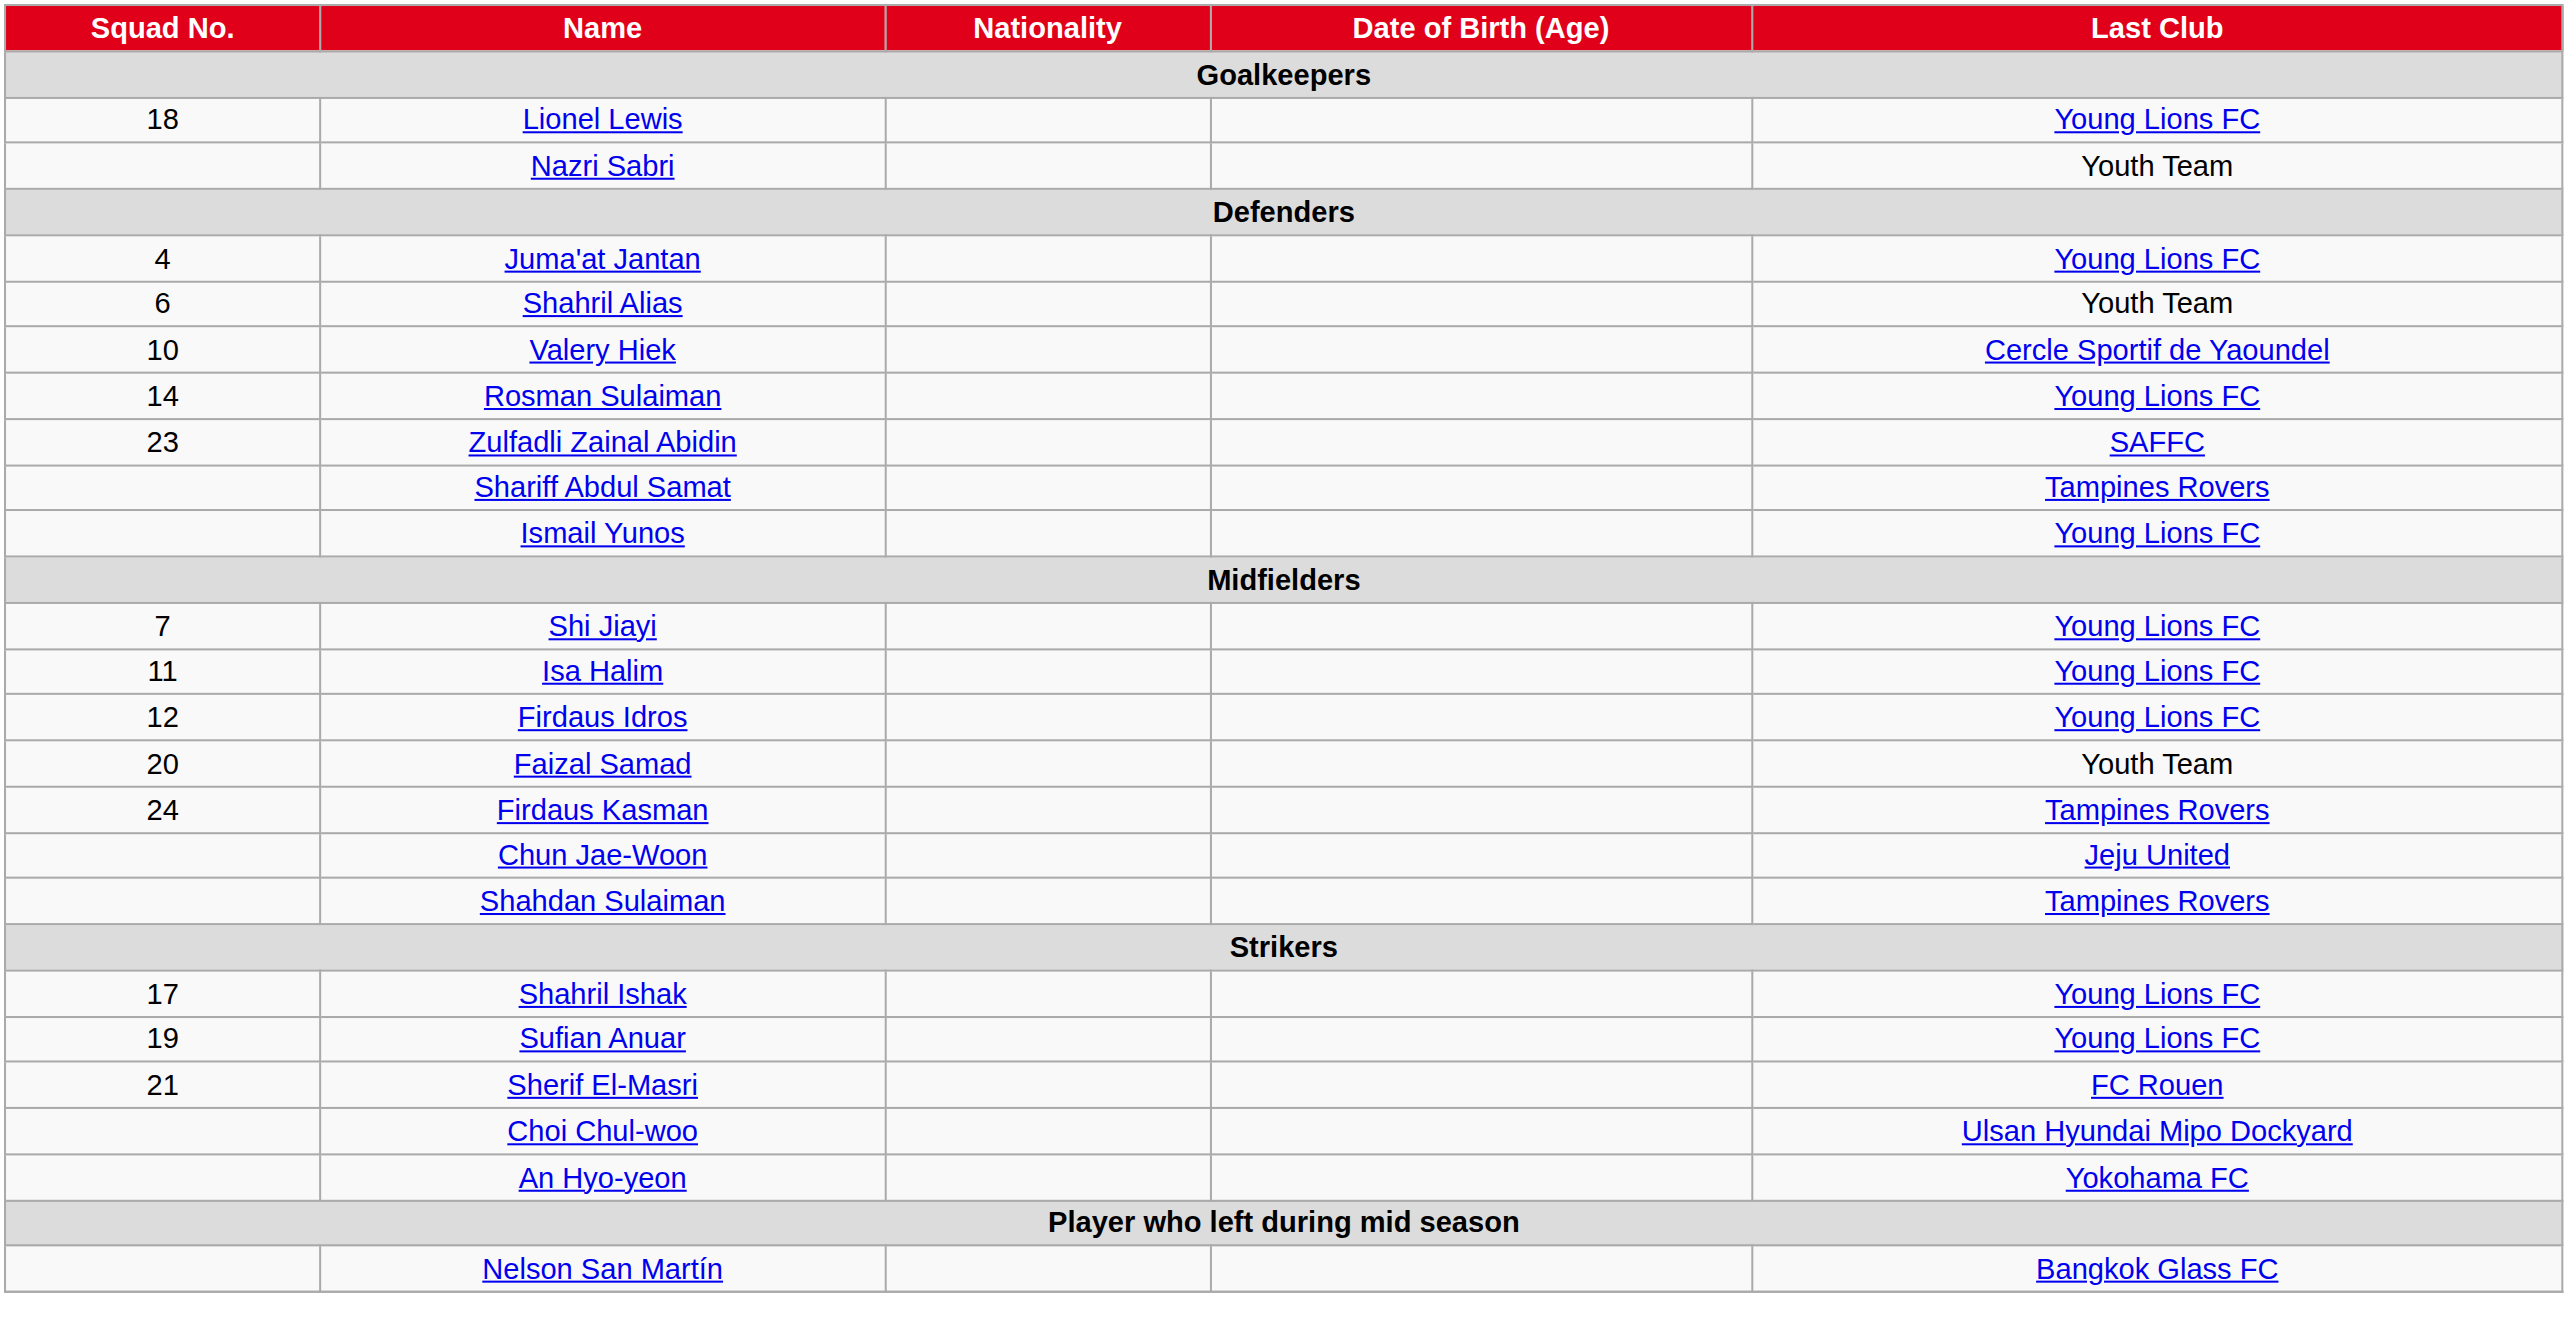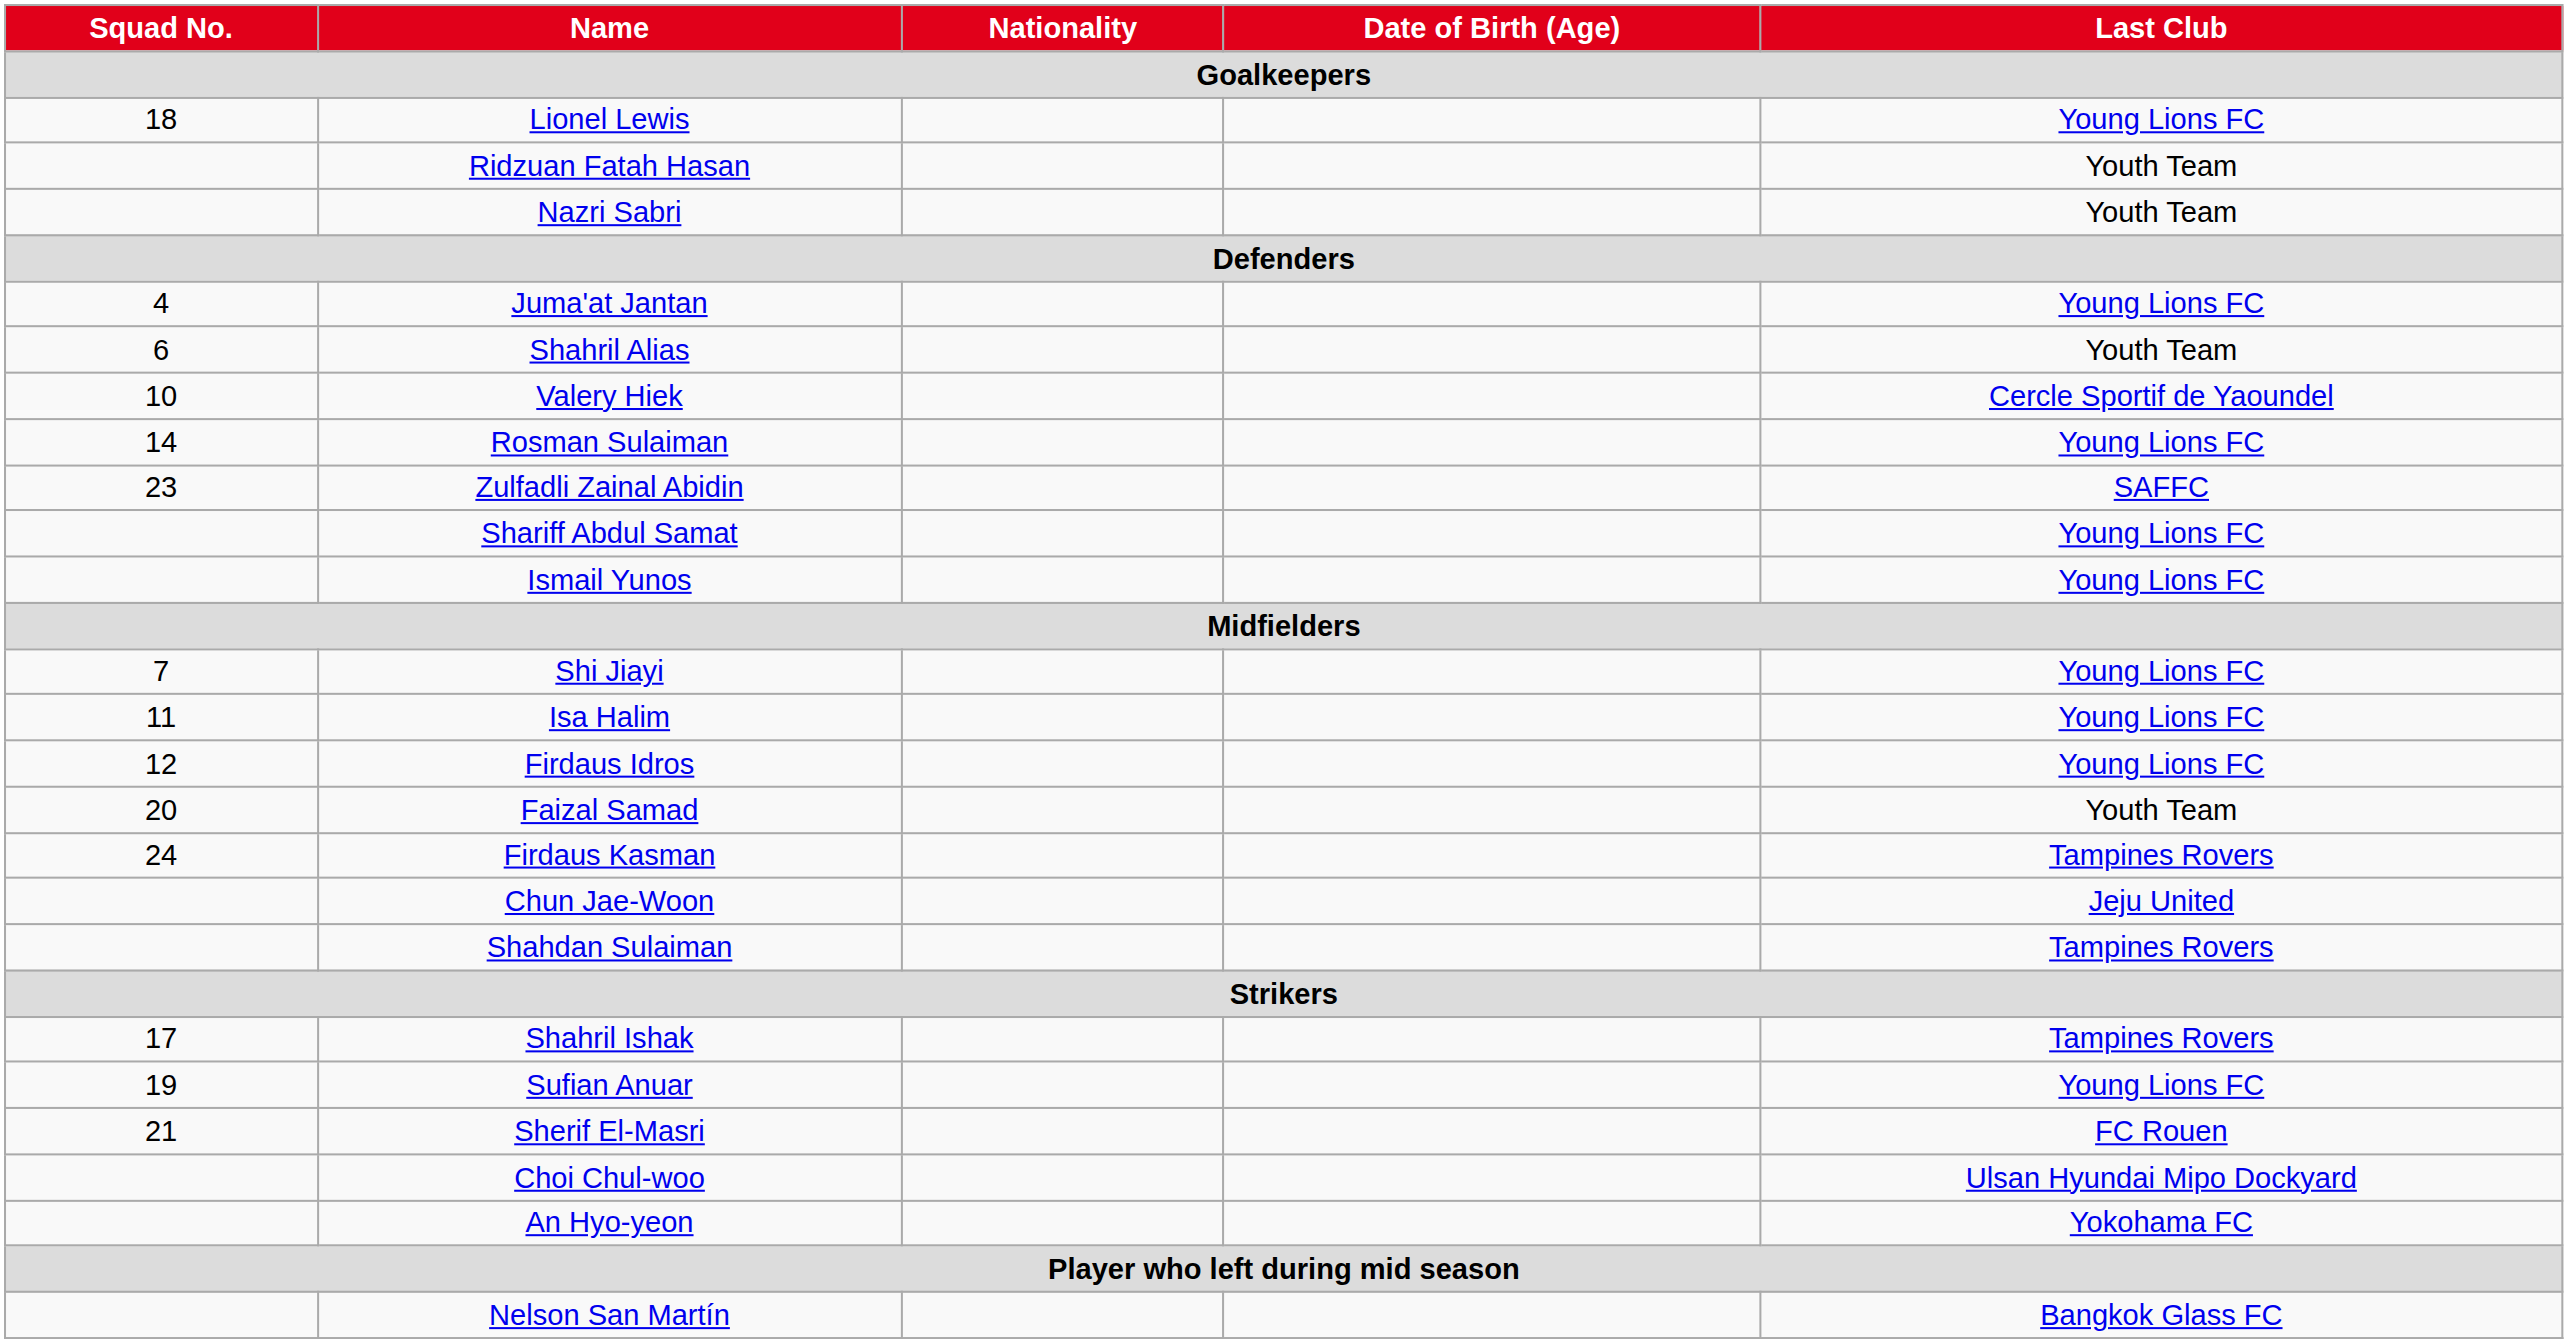+ row: (610, 166)
(2157, 488) Tampines Rovers -> (2161, 534) Young Lions FC
(2157, 993) Young Lions FC -> (2161, 1039) Tampines Rovers
